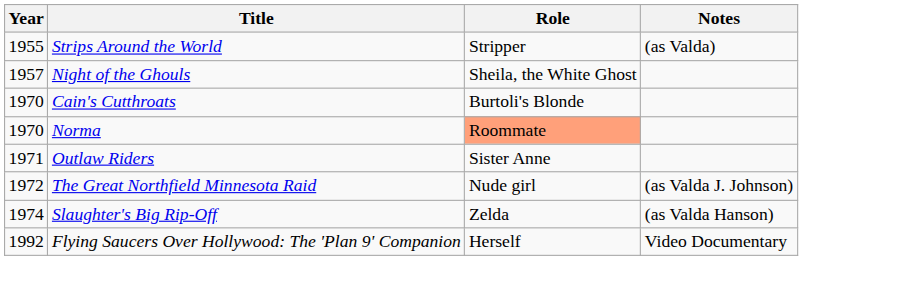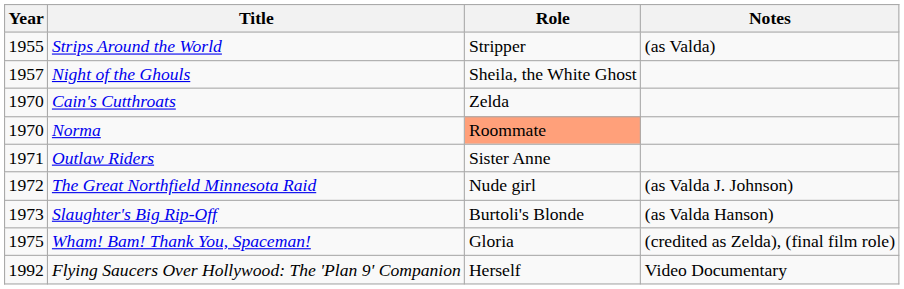(526, 102) Burtoli's Blonde -> (489, 102) Zelda
(26, 213) 1974 -> (26, 213) 1973
(489, 213) Zelda -> (526, 213) Burtoli's Blonde
+ row: (181, 241)
